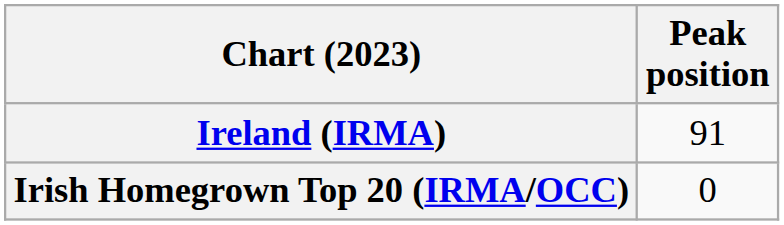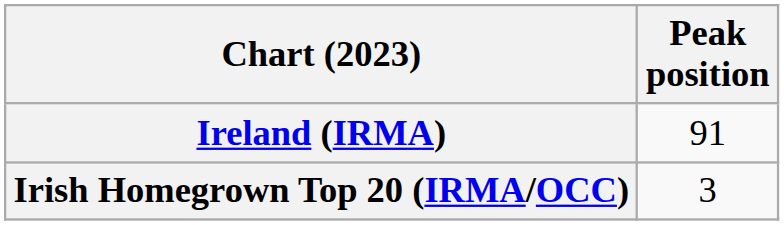(708, 190) 0 -> (708, 190) 3
